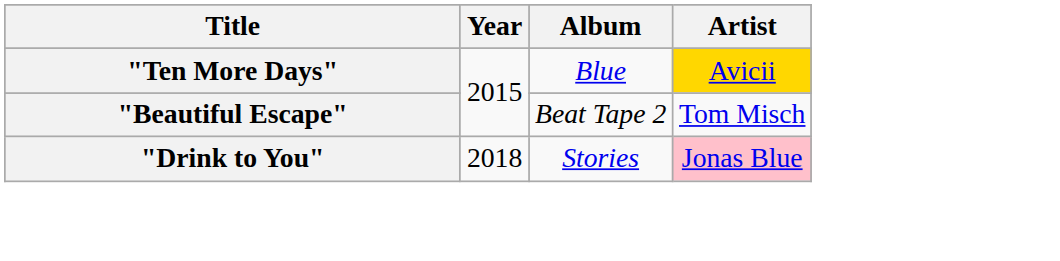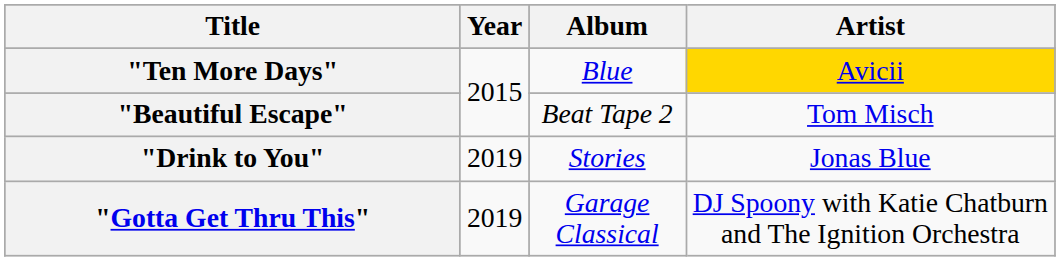(495, 158) 2018 -> (495, 158) 2019
(742, 158) pink background -> (870, 158) no background
+ row: (233, 217)
